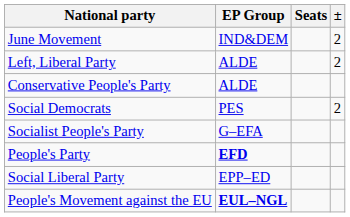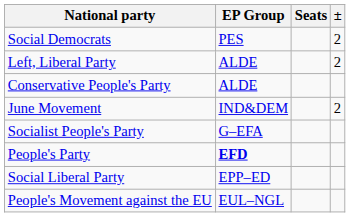rows swapped: (59, 108) <-> (55, 39)
(253, 200) bold -> (251, 200) normal
